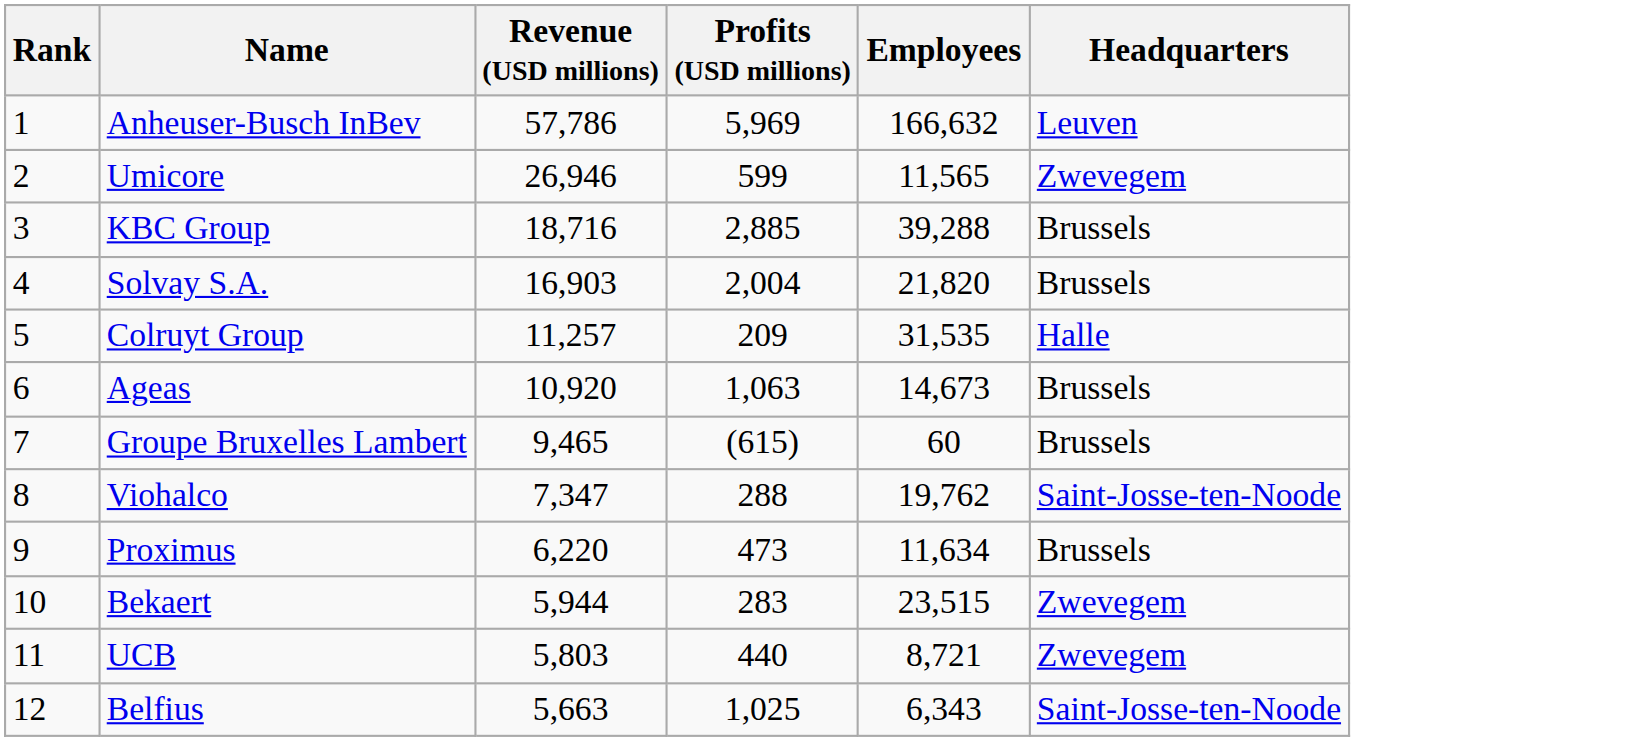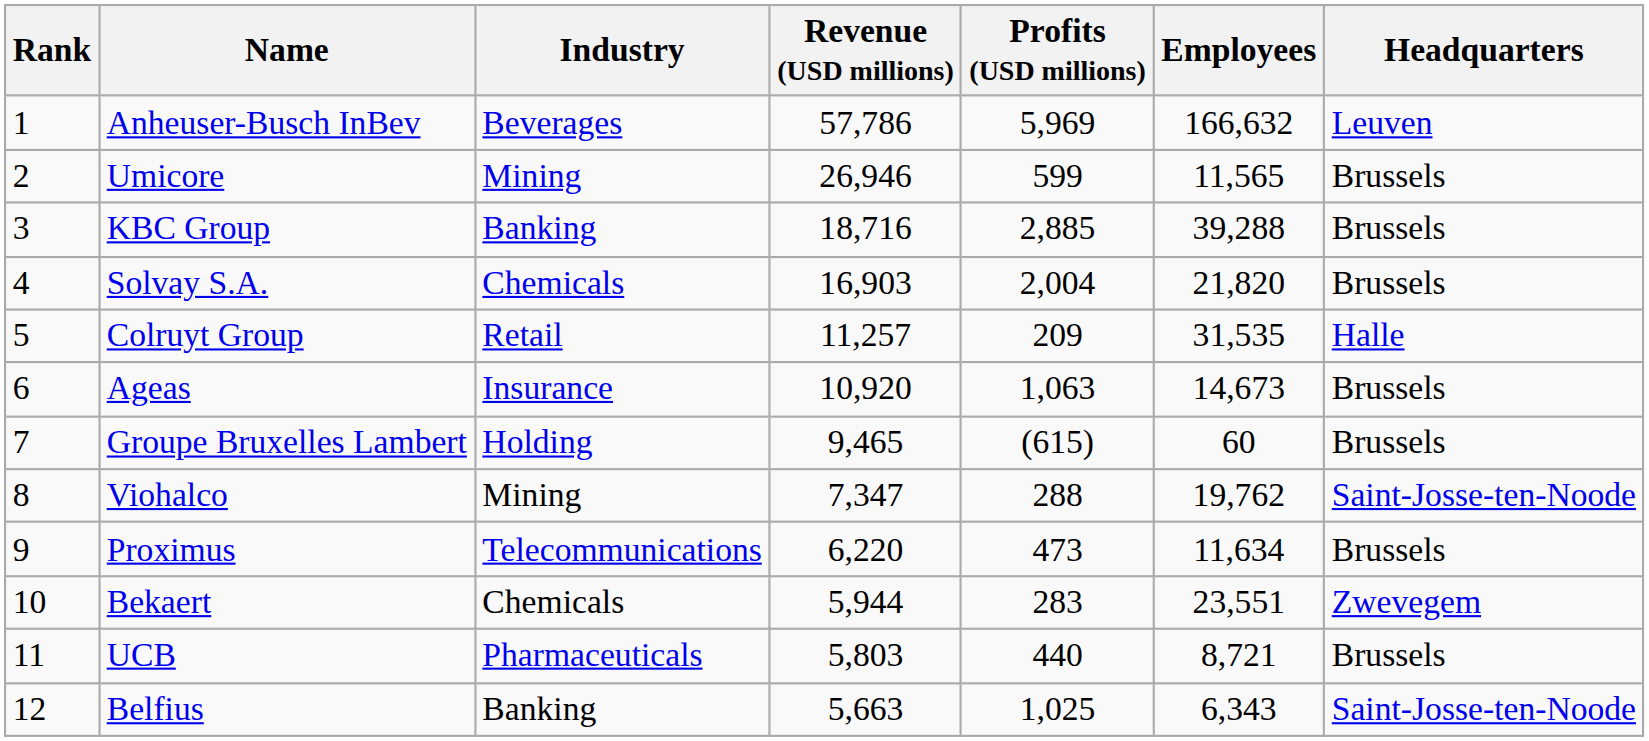+ column: (622, 50)
(1111, 175) Zwevegem -> (1389, 175) Brussels
(944, 601) 23,515 -> (1239, 601) 23,551
(1111, 655) Zwevegem -> (1389, 655) Brussels
